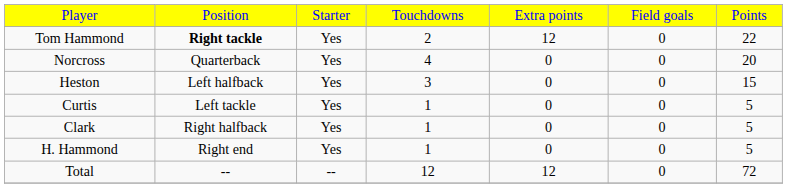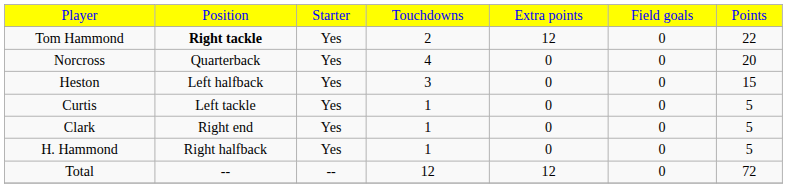(225, 127) Right halfback -> (225, 127) Right end
(225, 149) Right end -> (225, 149) Right halfback
